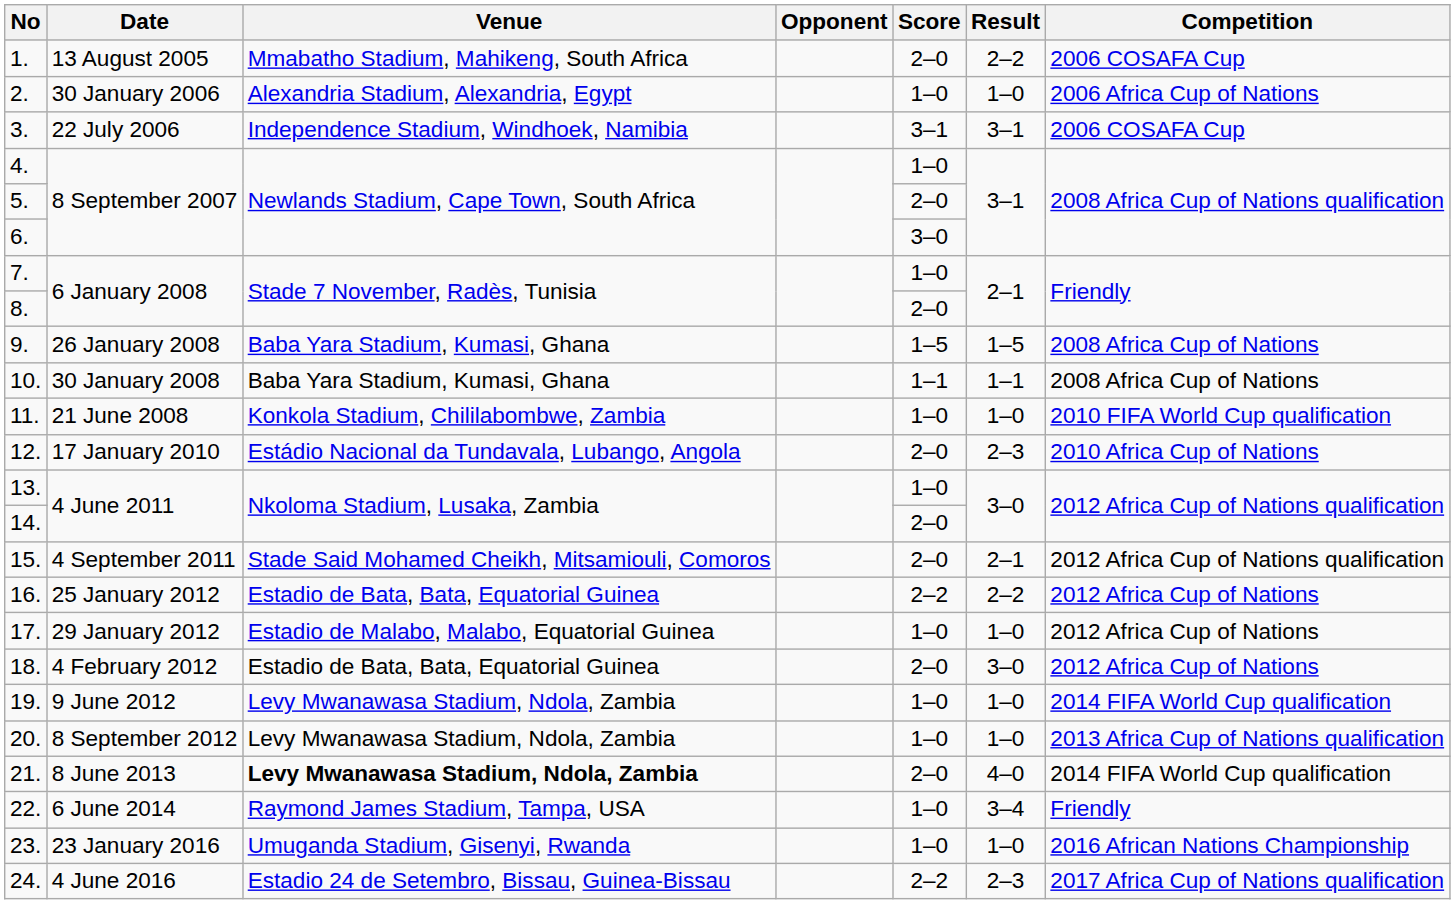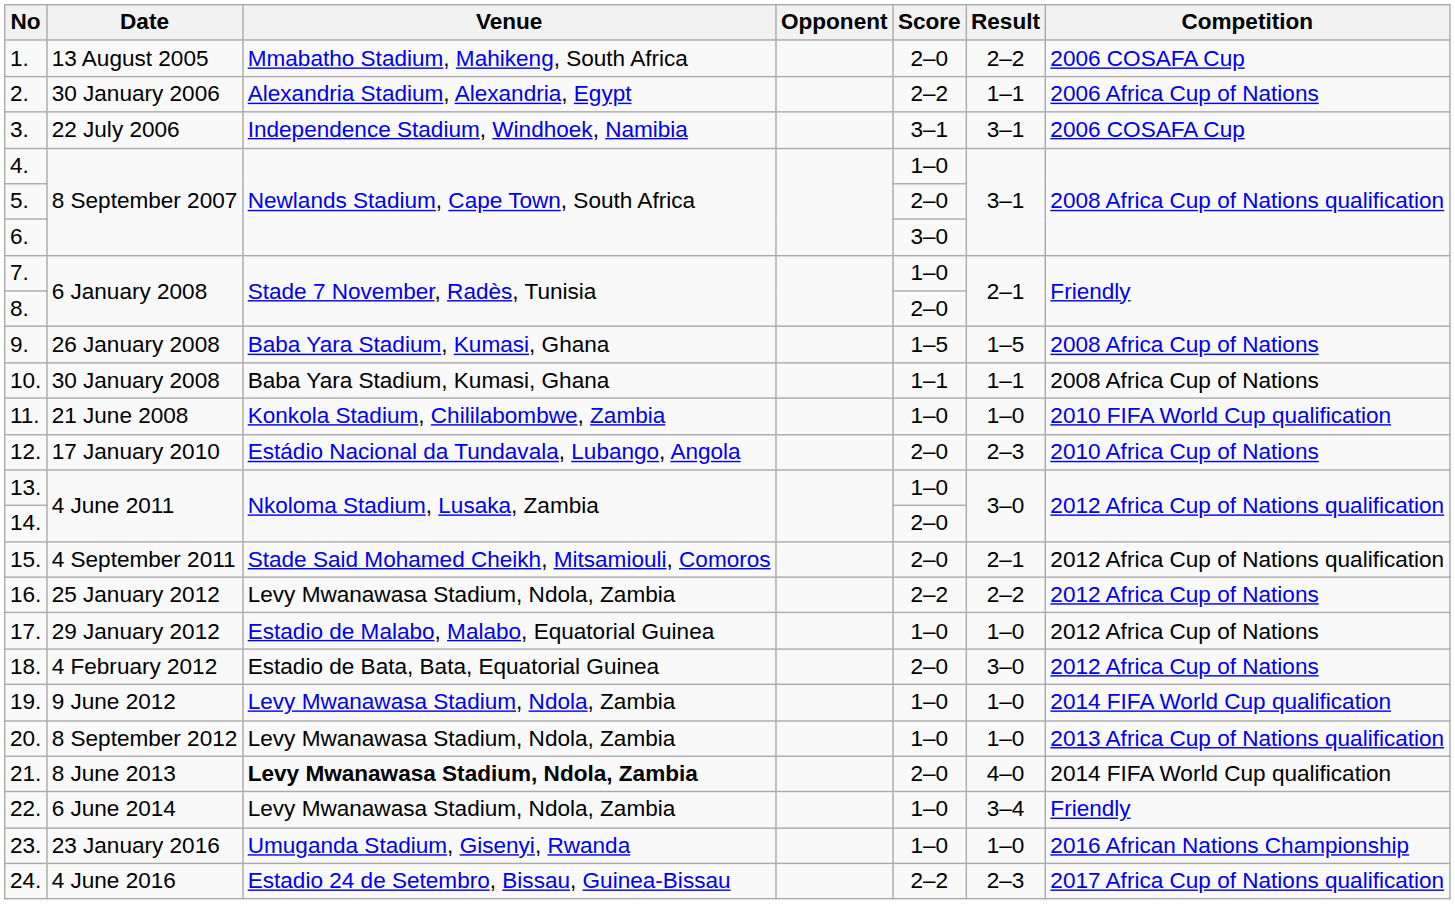(929, 93) 1–0 -> (929, 93) 2–2
(1005, 93) 1–0 -> (1005, 93) 1–1
(453, 594) Estadio de Bata, Bata, Equatorial Guinea -> (462, 594) Levy Mwanawasa Stadium, Ndola, Zambia
(446, 809) Raymond James Stadium, Tampa, USA -> (462, 809) Levy Mwanawasa Stadium, Ndola, Zambia
